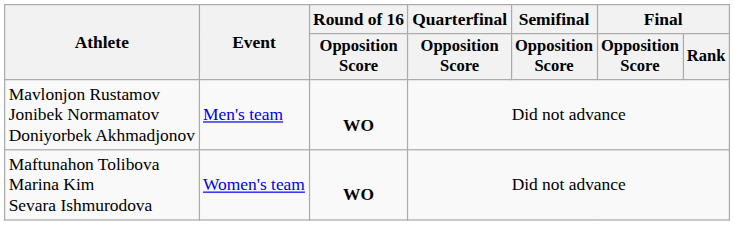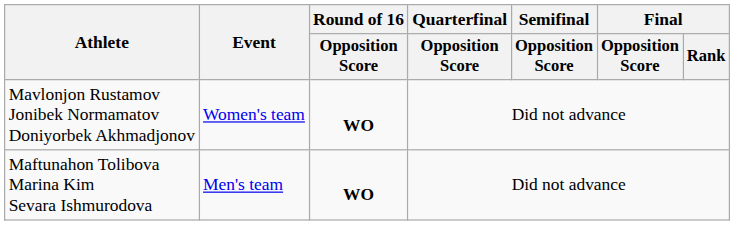(243, 115) Men's team -> (254, 115) Women's team
(254, 184) Women's team -> (243, 184) Men's team
